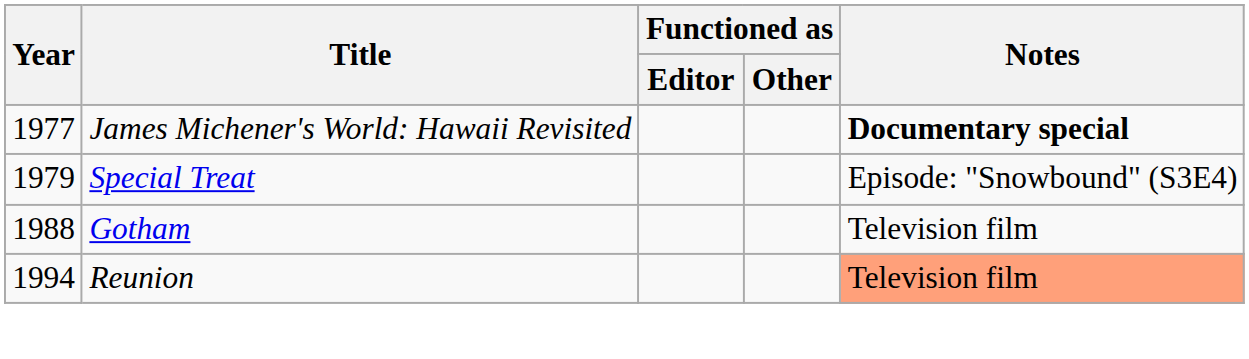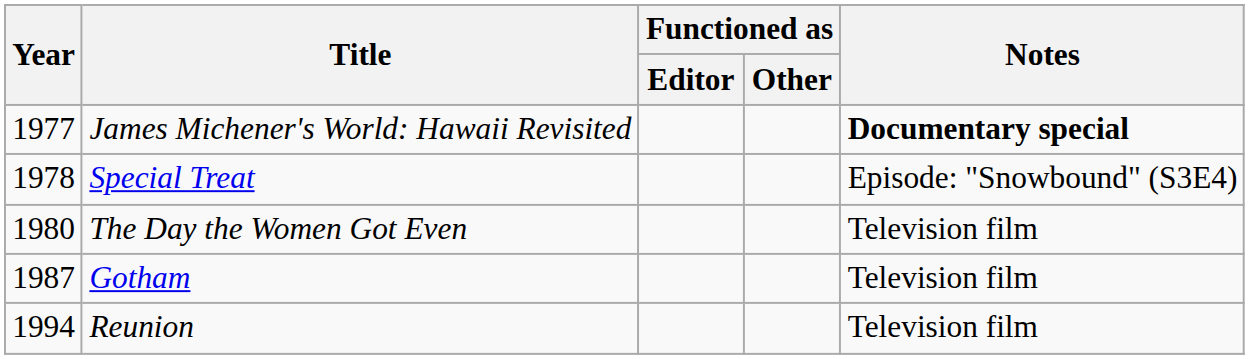(44, 178) 1979 -> (44, 178) 1978
+ row: (278, 228)
(44, 228) 1988 -> (44, 278) 1987
(943, 278) lightsalmon background -> (943, 327) no background
